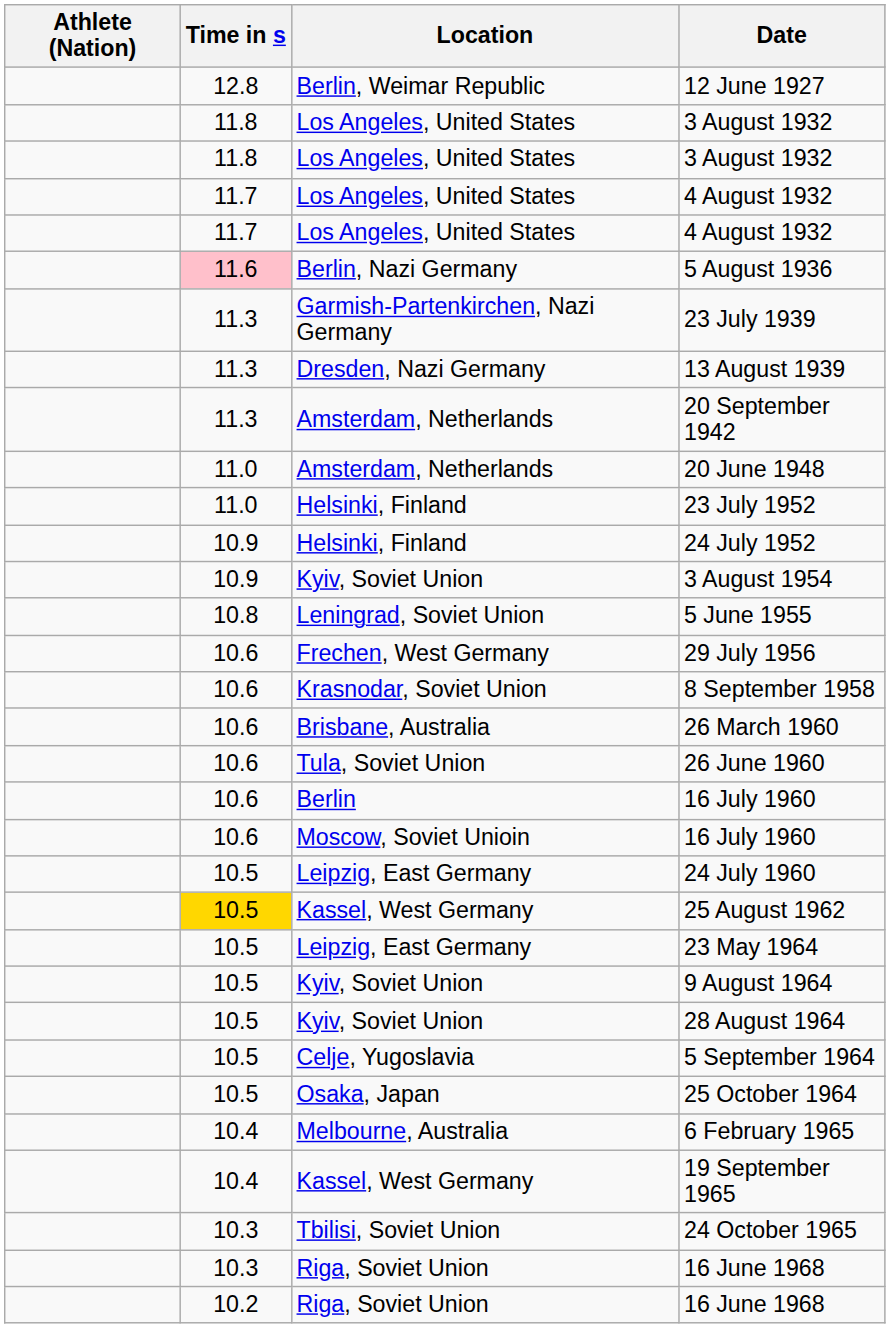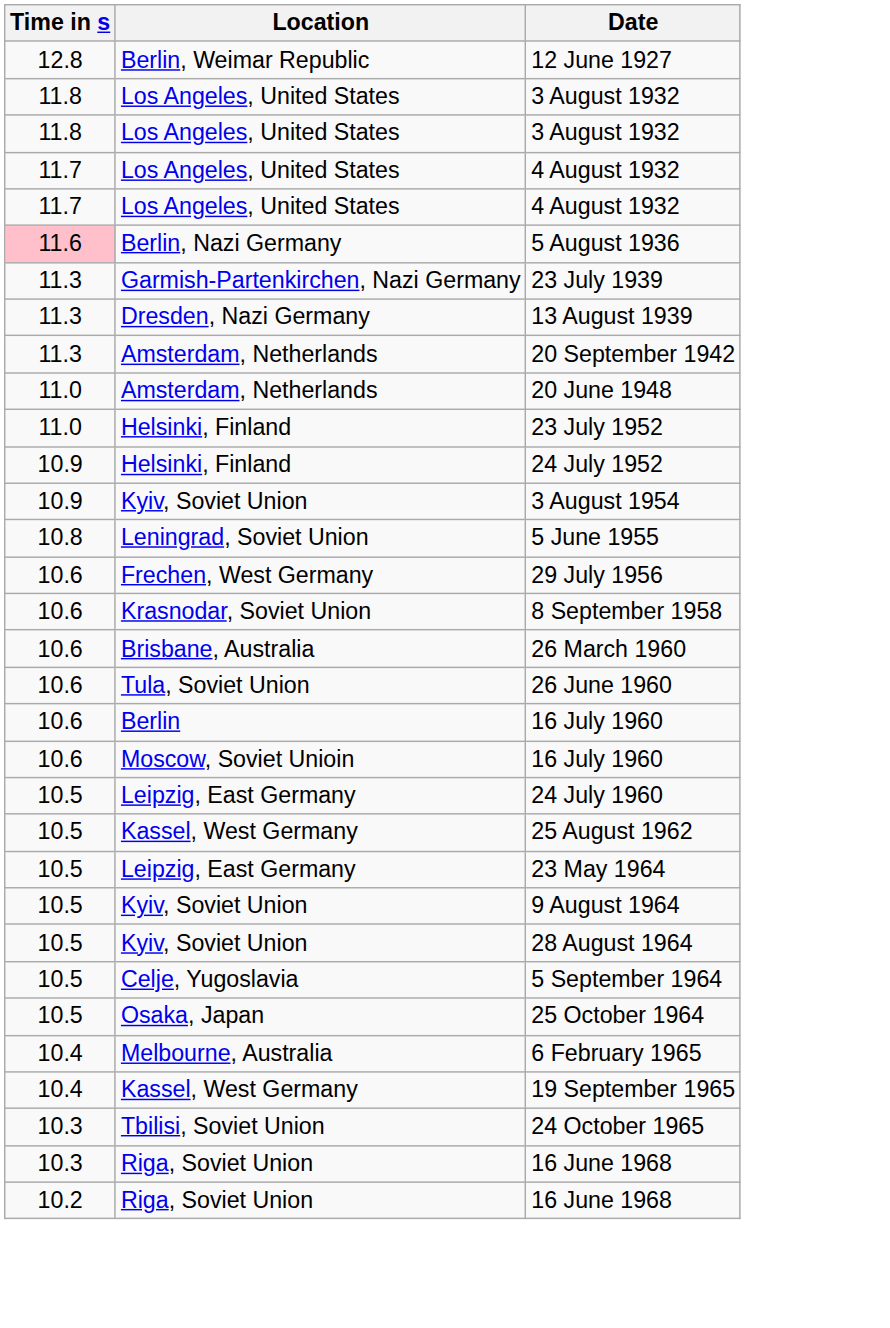- column: (93, 35)
(236, 910) gold background -> (60, 832) no background
